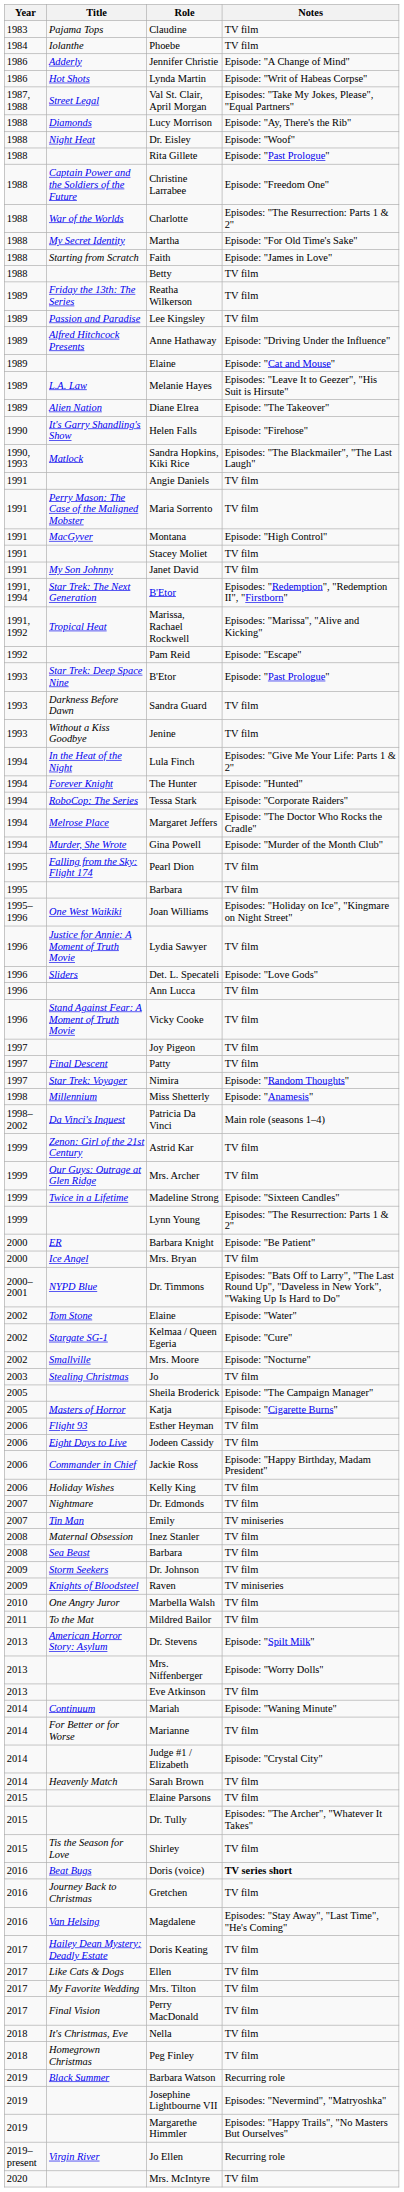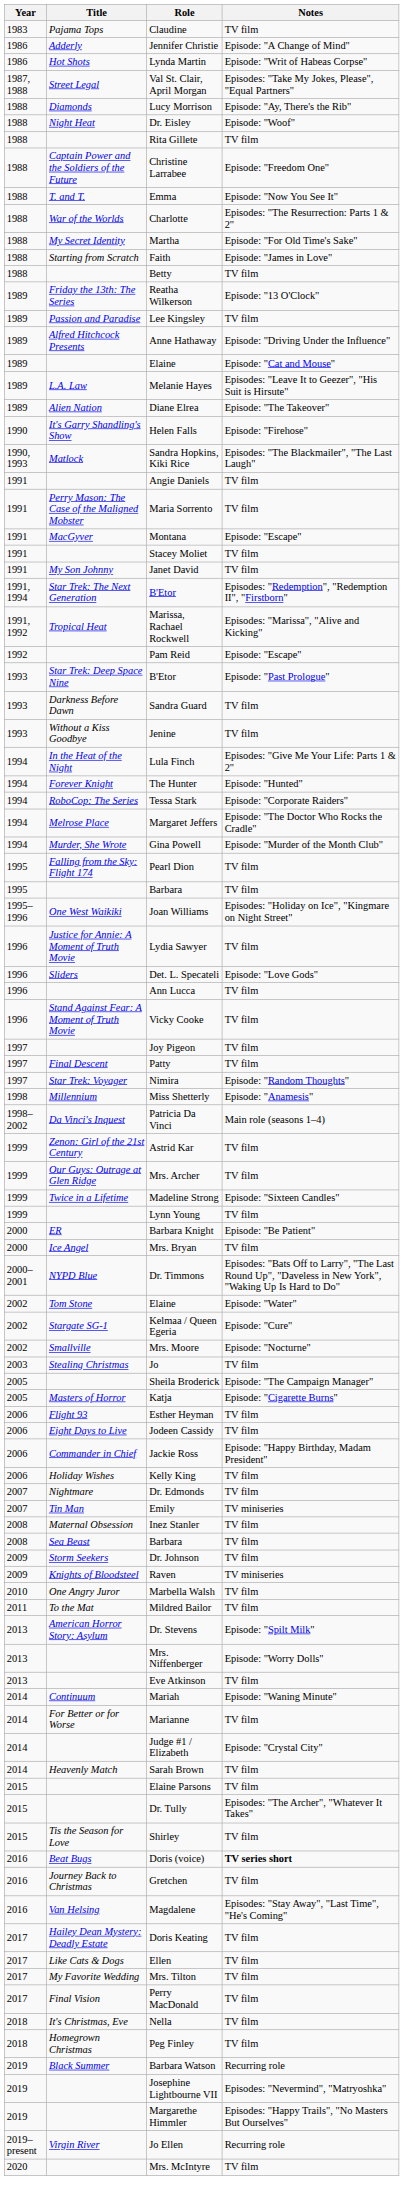- row: (66, 45)
(277, 156) Episode: "Past Prologue" -> (241, 139) TV film
+ row: (67, 196)
(241, 296) TV film -> (272, 296) Episode: "13 O'Clock"
(276, 537) Episode: "High Control" -> (263, 537) Episode: "Escape"
(307, 1220) Episodes: "The Resurrection: Parts 1 & 2" -> (241, 1214) TV film
